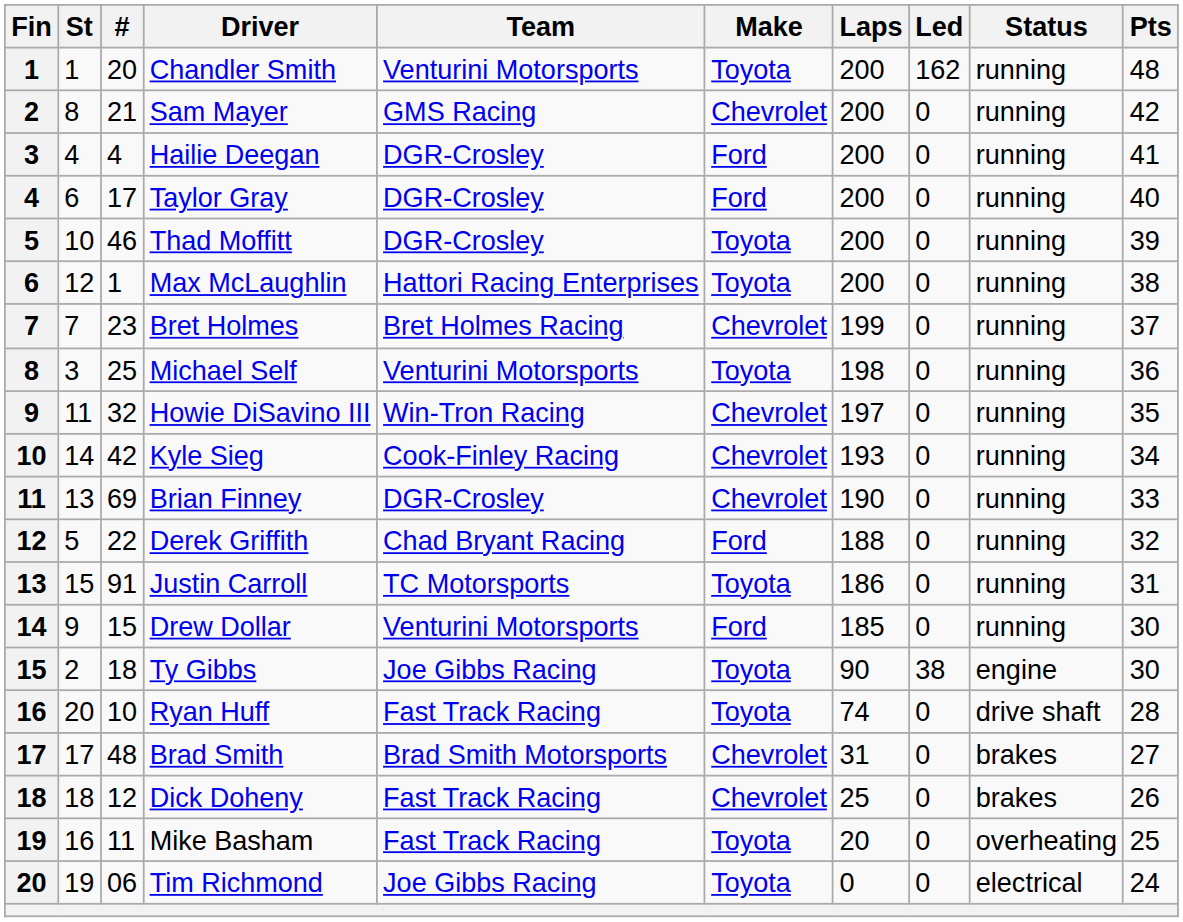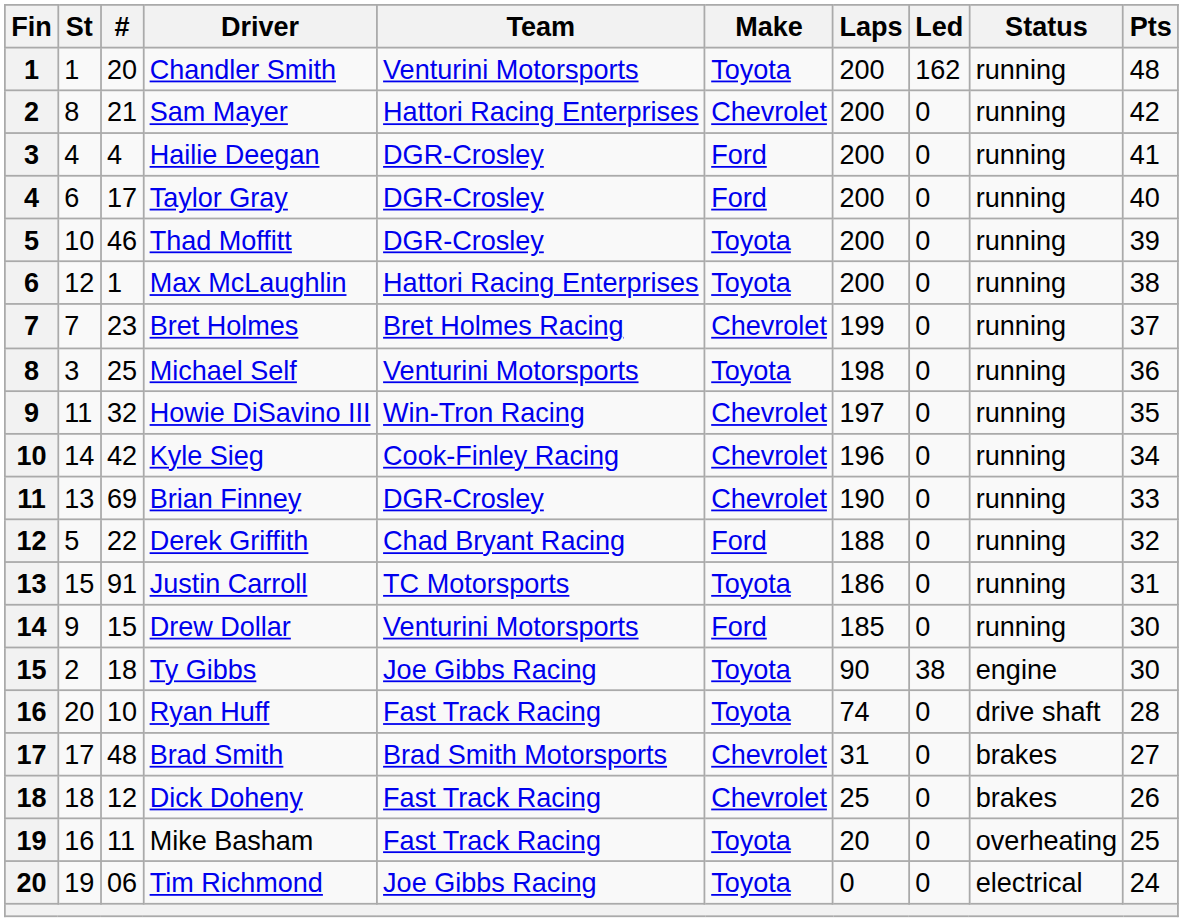(460, 112) GMS Racing -> (541, 112) Hattori Racing Enterprises
(862, 455) 193 -> (862, 455) 196
